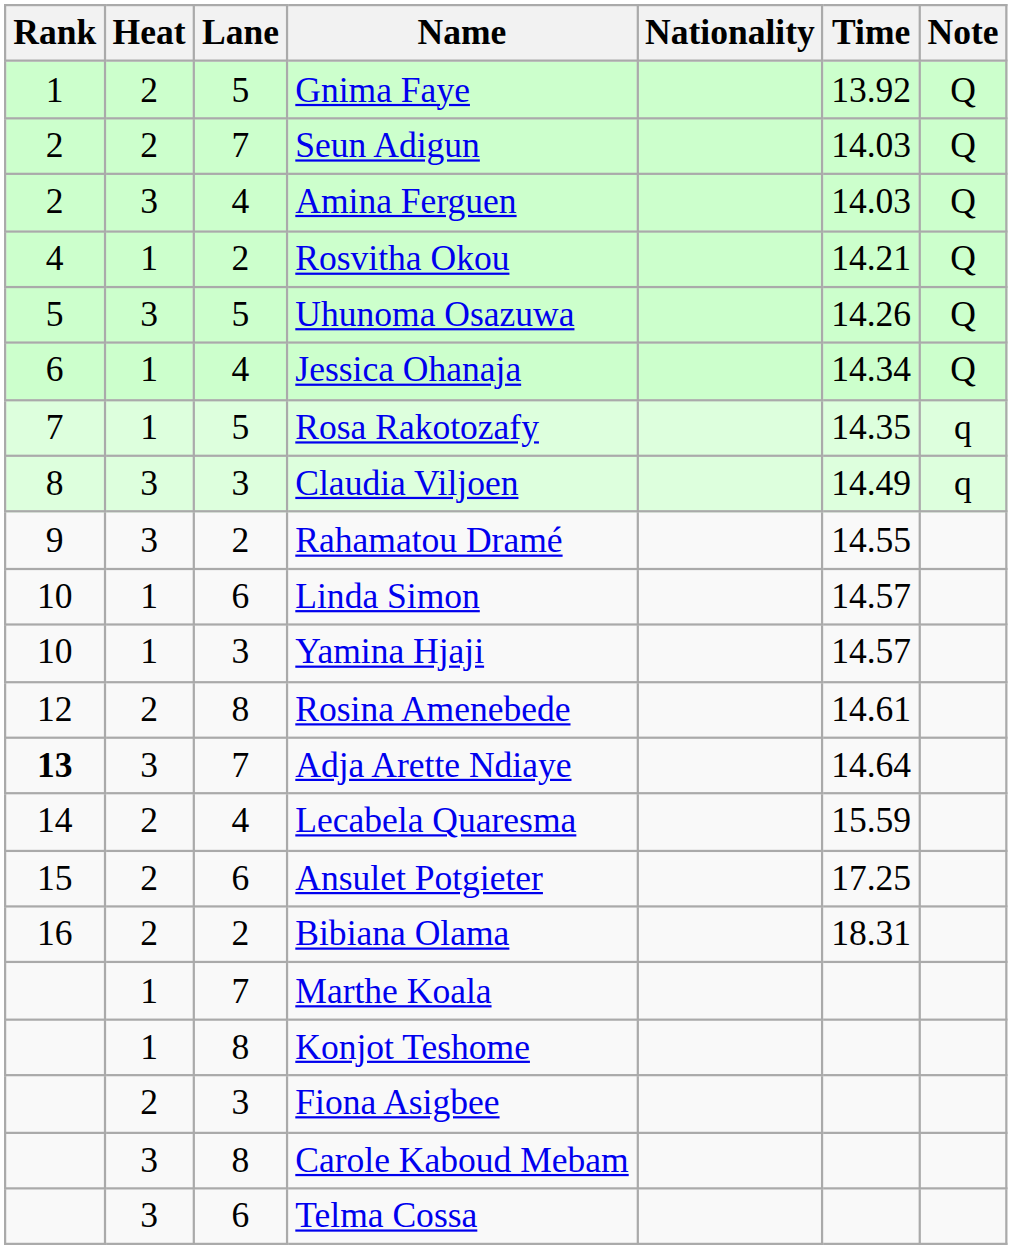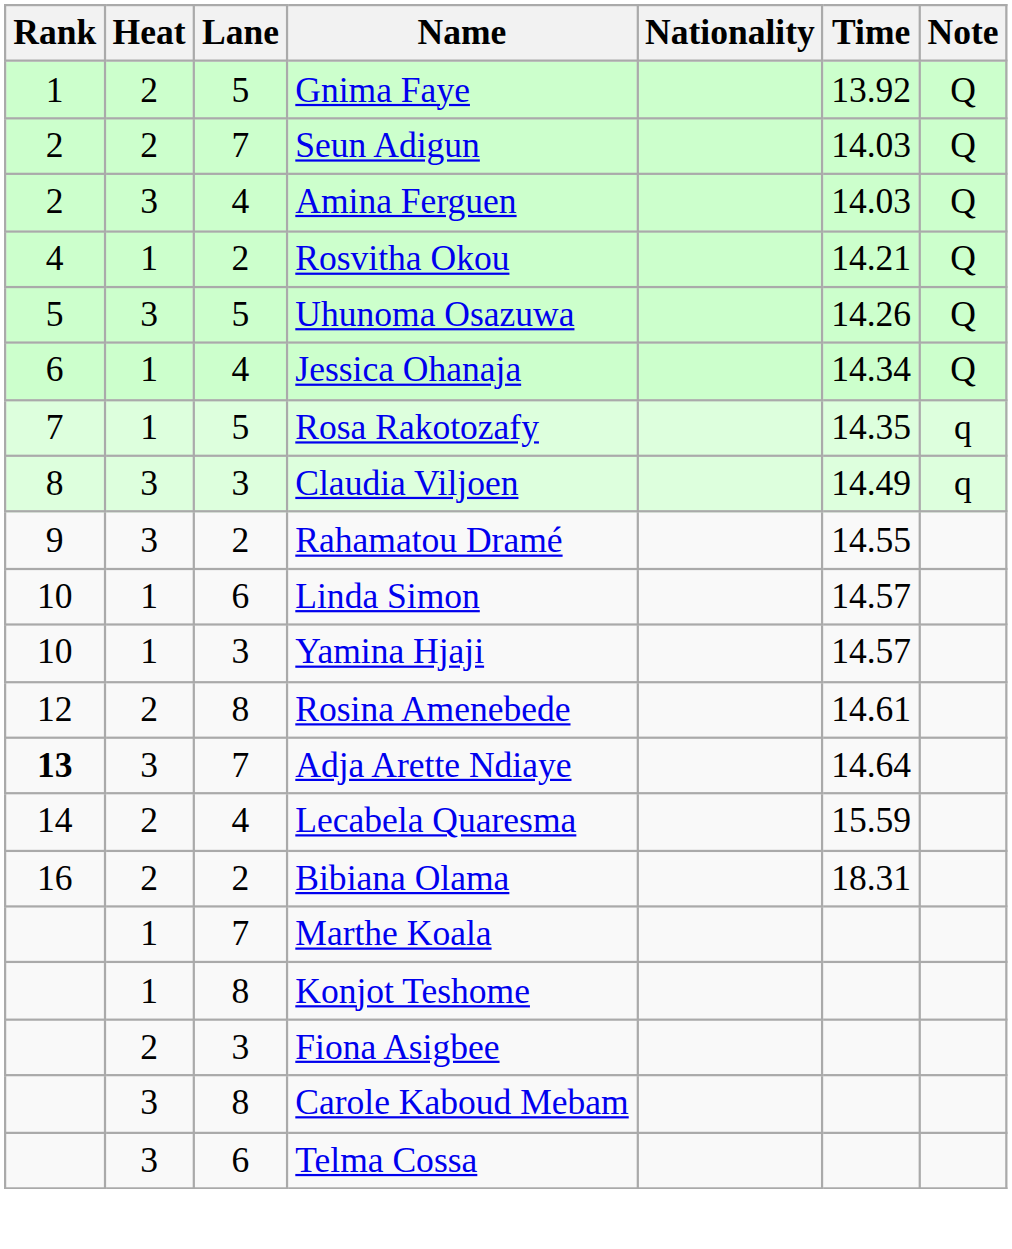- row: (419, 877)
